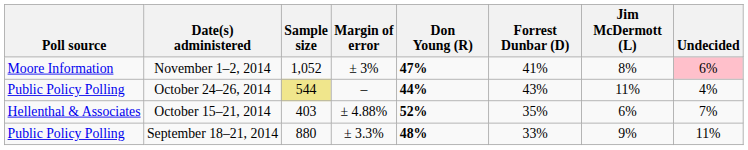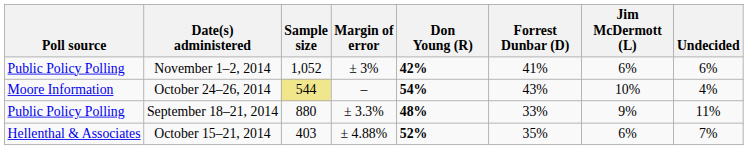(61, 68) Moore Information -> (66, 68) Public Policy Polling
(414, 68) 47% -> (414, 68) 42%
(628, 68) 8% -> (628, 68) 6%
(708, 68) pink background -> (708, 68) no background
(66, 90) Public Policy Polling -> (61, 90) Moore Information
(414, 90) 44% -> (414, 90) 54%
(628, 90) 11% -> (628, 90) 10%
rows swapped: (212, 111) <-> (212, 133)
